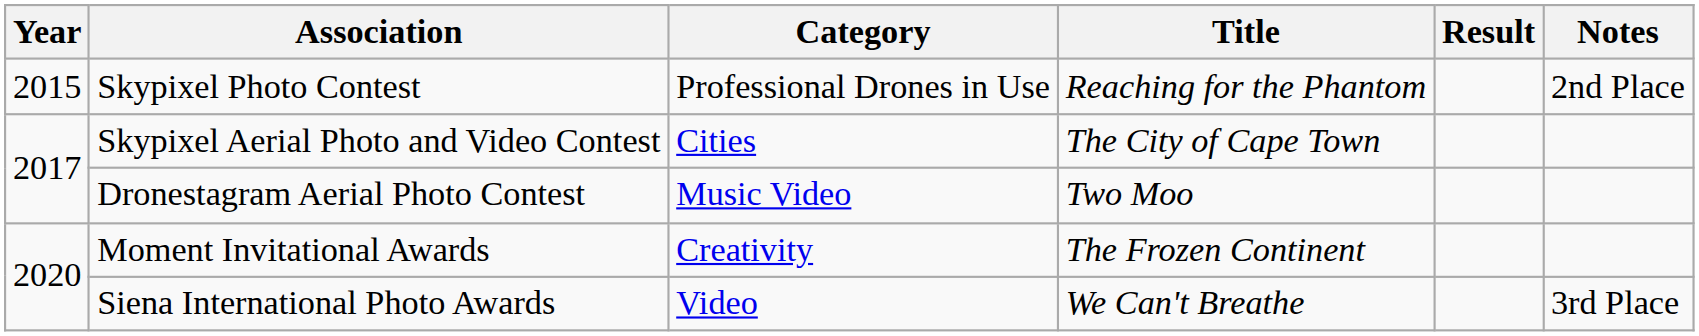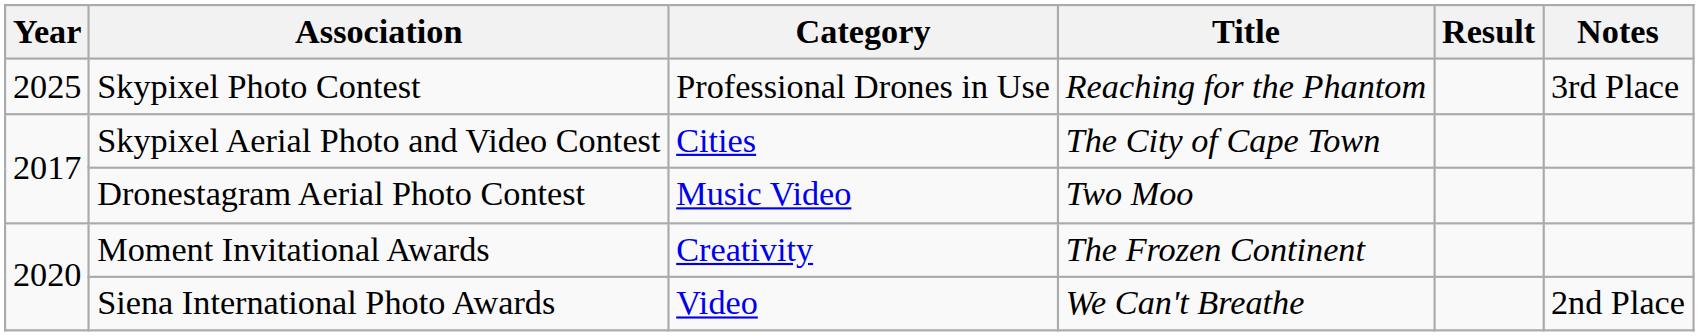(47, 85) 2015 -> (47, 85) 2025
(1618, 85) 2nd Place -> (1615, 85) 3rd Place
(1615, 303) 3rd Place -> (1618, 303) 2nd Place
